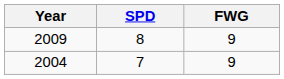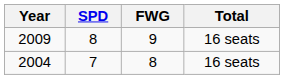+ column: (232, 16)
(231, 62) 9 -> (153, 62) 8
